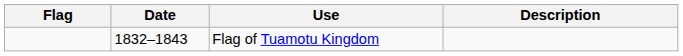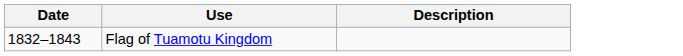- column: (58, 16)
